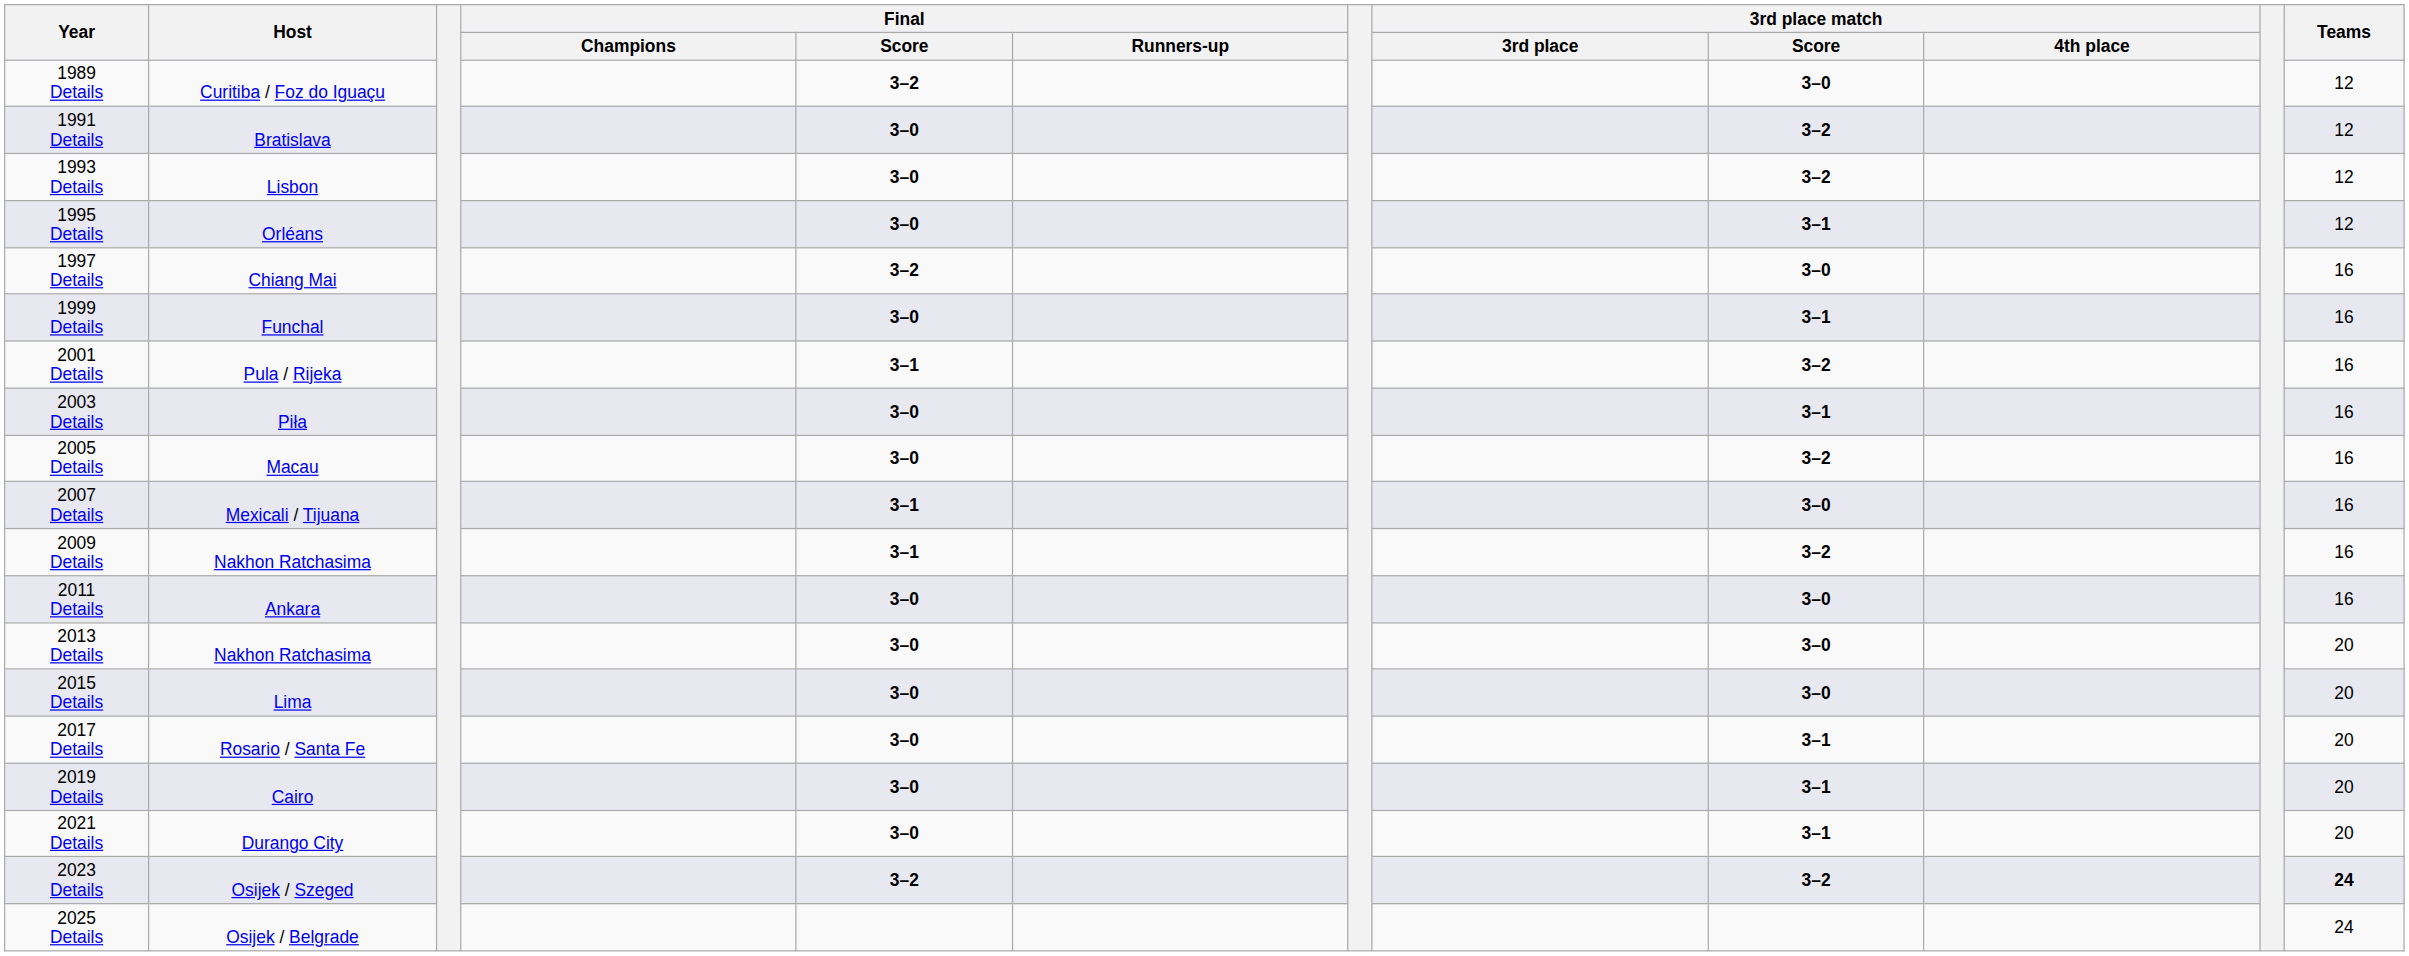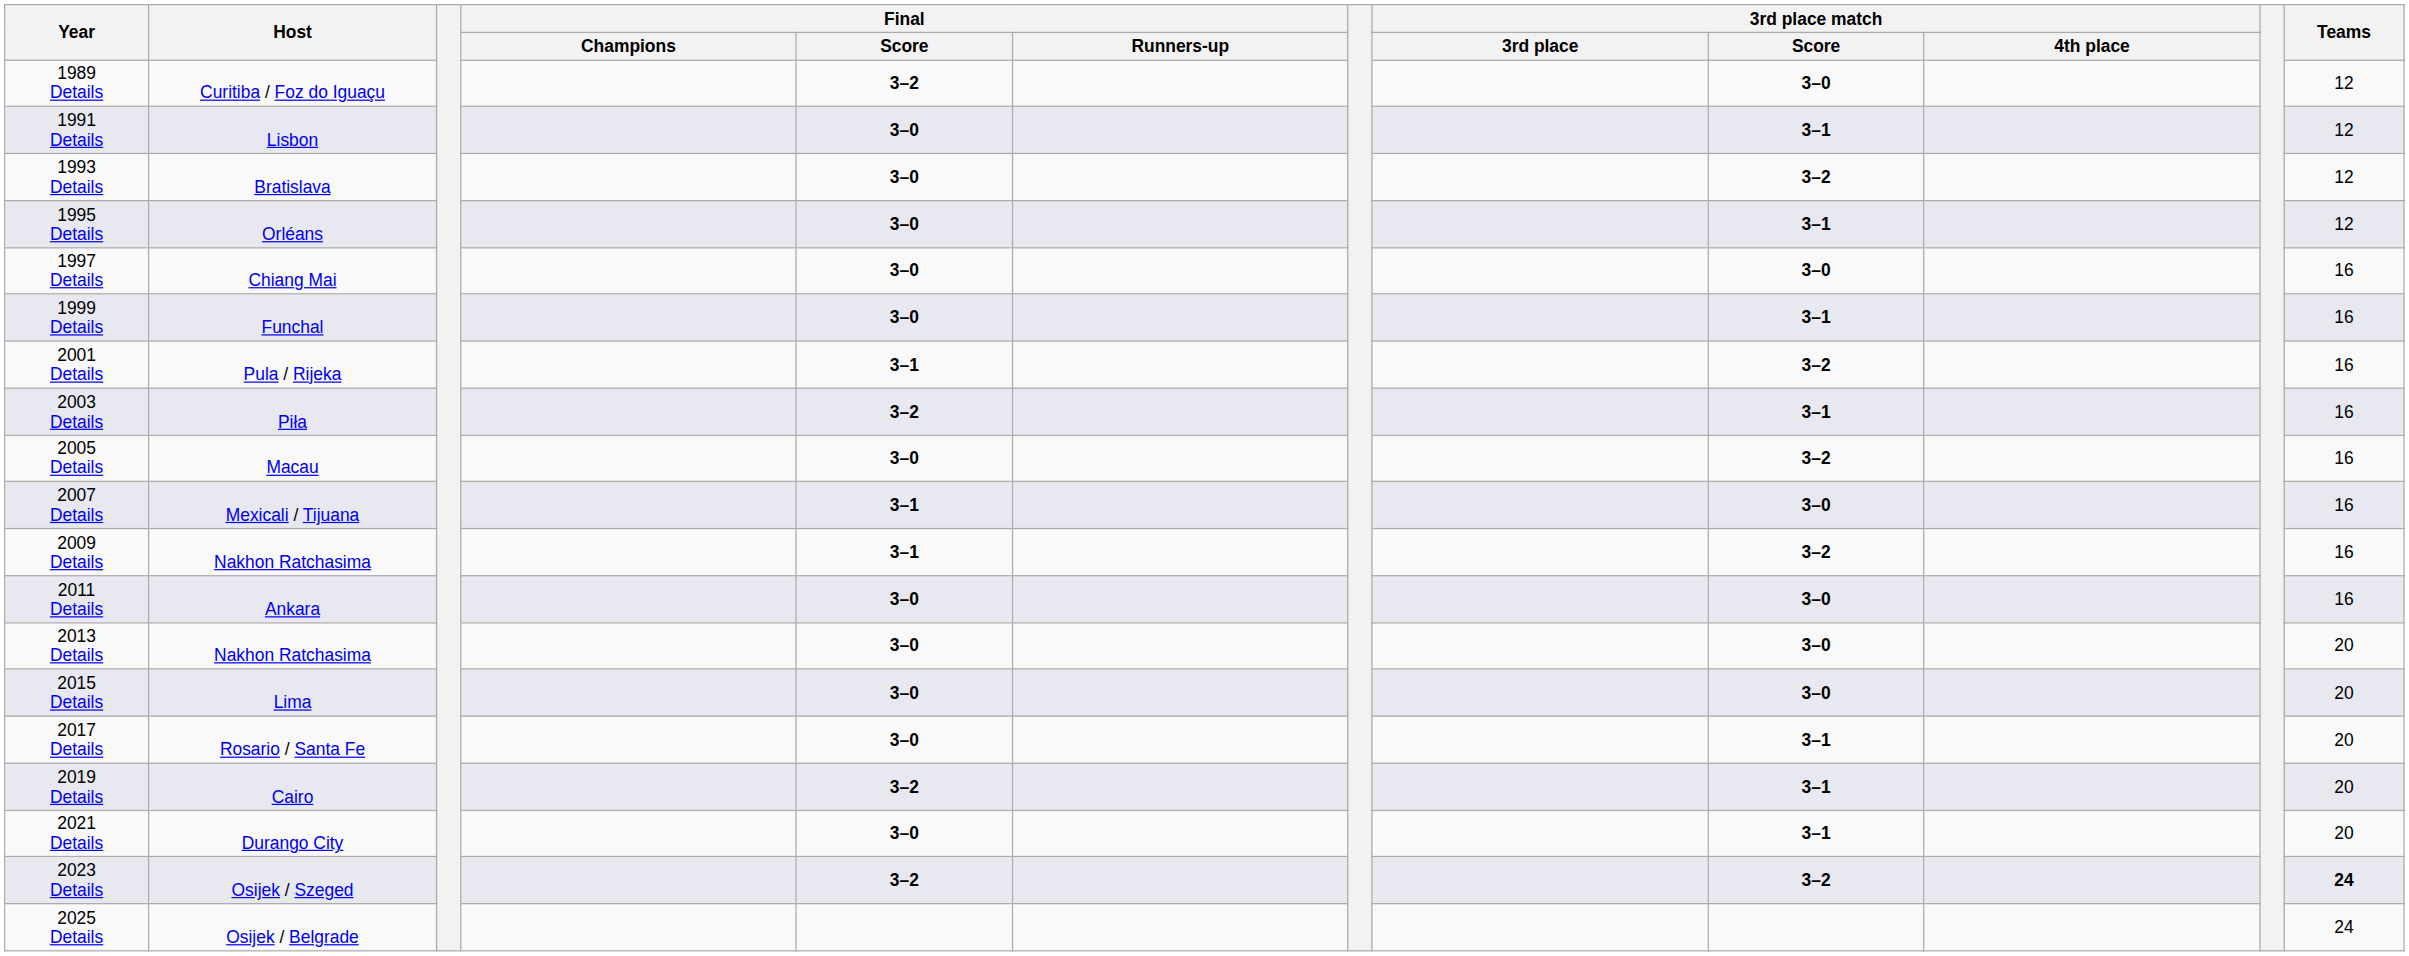(293, 140) Bratislava -> (293, 140) Lisbon
(1816, 130) 3–2 -> (1816, 130) 3–1
(293, 187) Lisbon -> (293, 187) Bratislava
(904, 271) 3–2 -> (904, 271) 3–0
(904, 412) 3–0 -> (904, 412) 3–2
(904, 787) 3–0 -> (904, 787) 3–2
